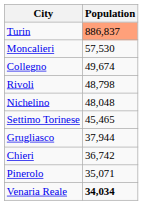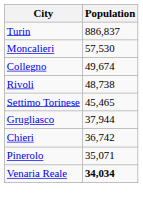(102, 31) lightsalmon background -> (102, 31) no background
(100, 84) 48,798 -> (100, 84) 48,738
- row: (28, 102)
